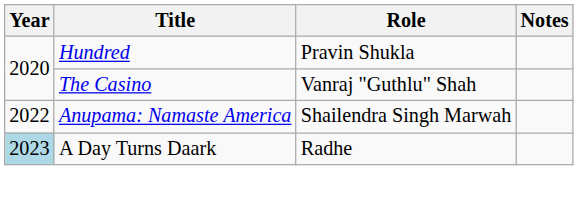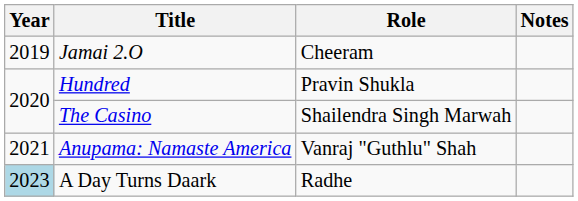+ row: (101, 52)
(388, 84) Vanraj "Guthlu" Shah -> (406, 116) Shailendra Singh Marwah
(29, 116) 2022 -> (29, 148) 2021
(406, 116) Shailendra Singh Marwah -> (388, 148) Vanraj "Guthlu" Shah
